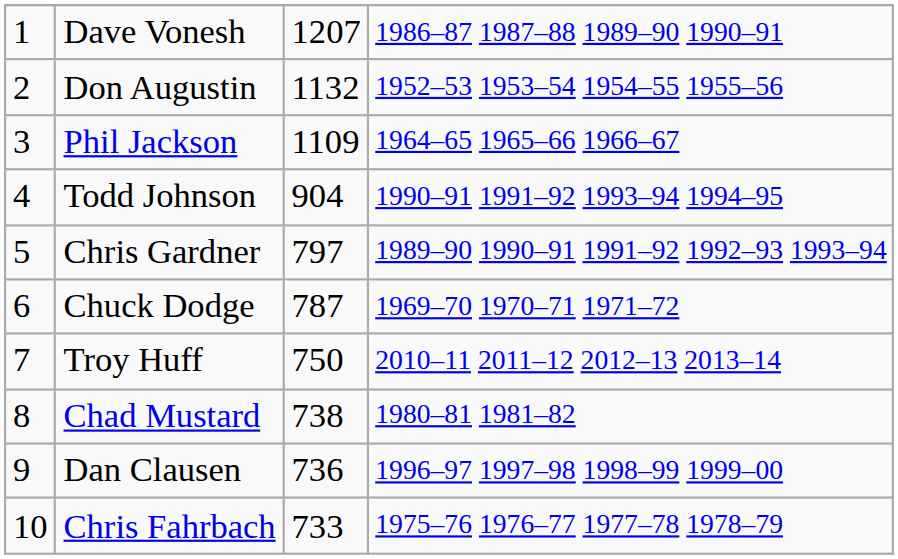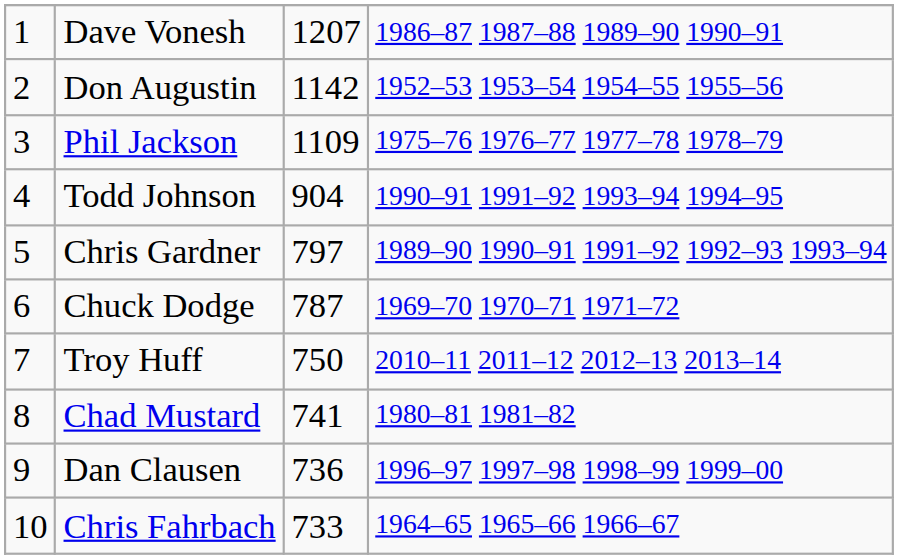(326, 86) 1132 -> (326, 86) 1142
(527, 141) 1964–65 1965–66 1966–67 -> (579, 141) 1975–76 1976–77 1977–78 1978–79
(318, 415) 738 -> (318, 415) 741
(579, 525) 1975–76 1976–77 1977–78 1978–79 -> (527, 525) 1964–65 1965–66 1966–67
